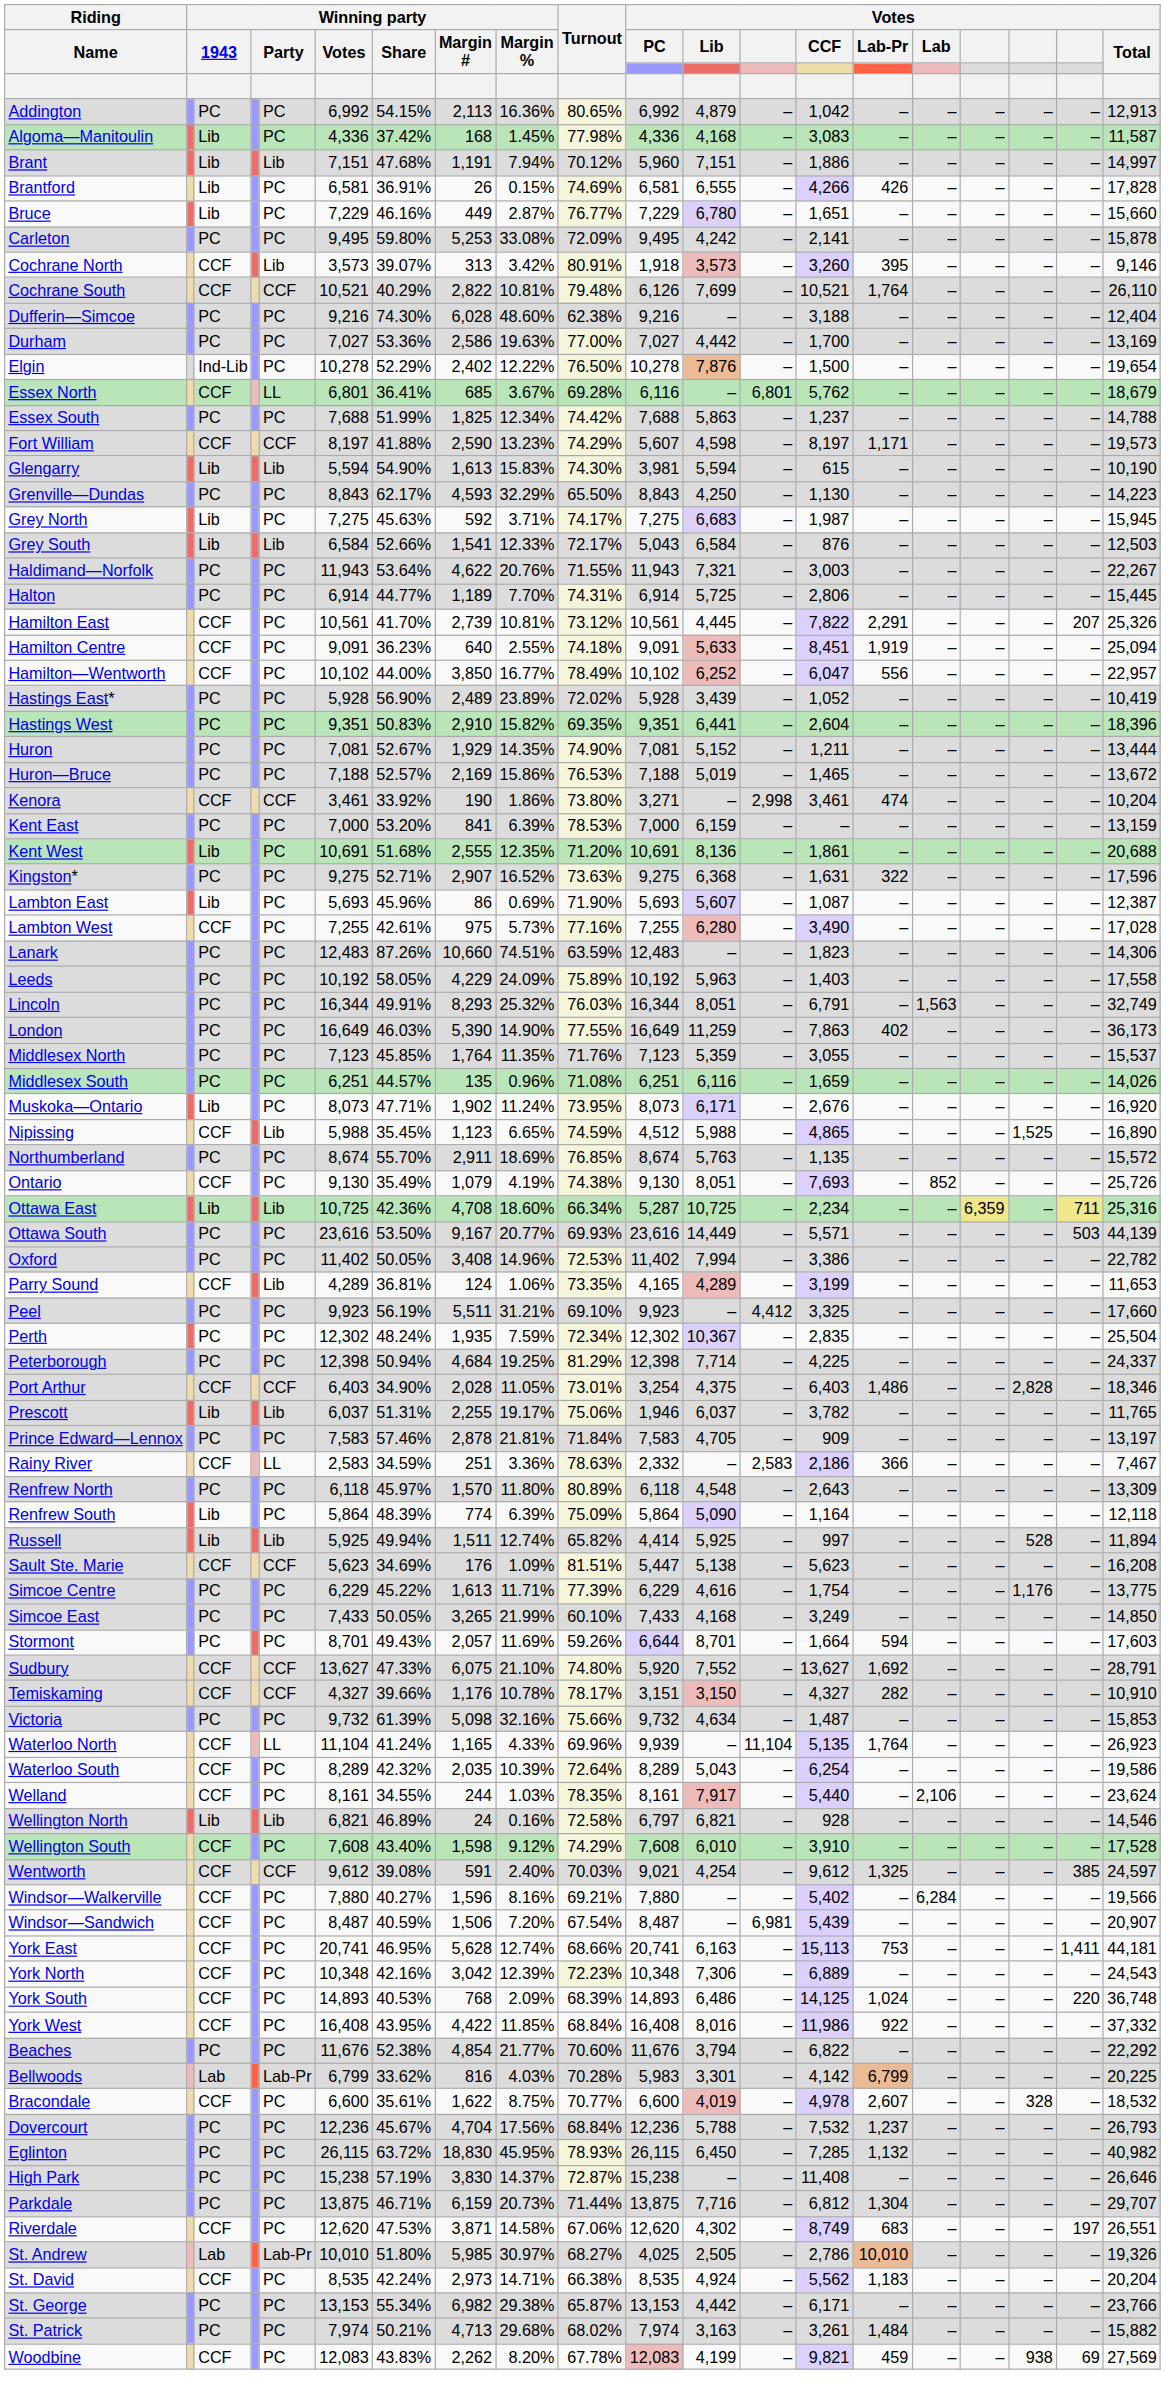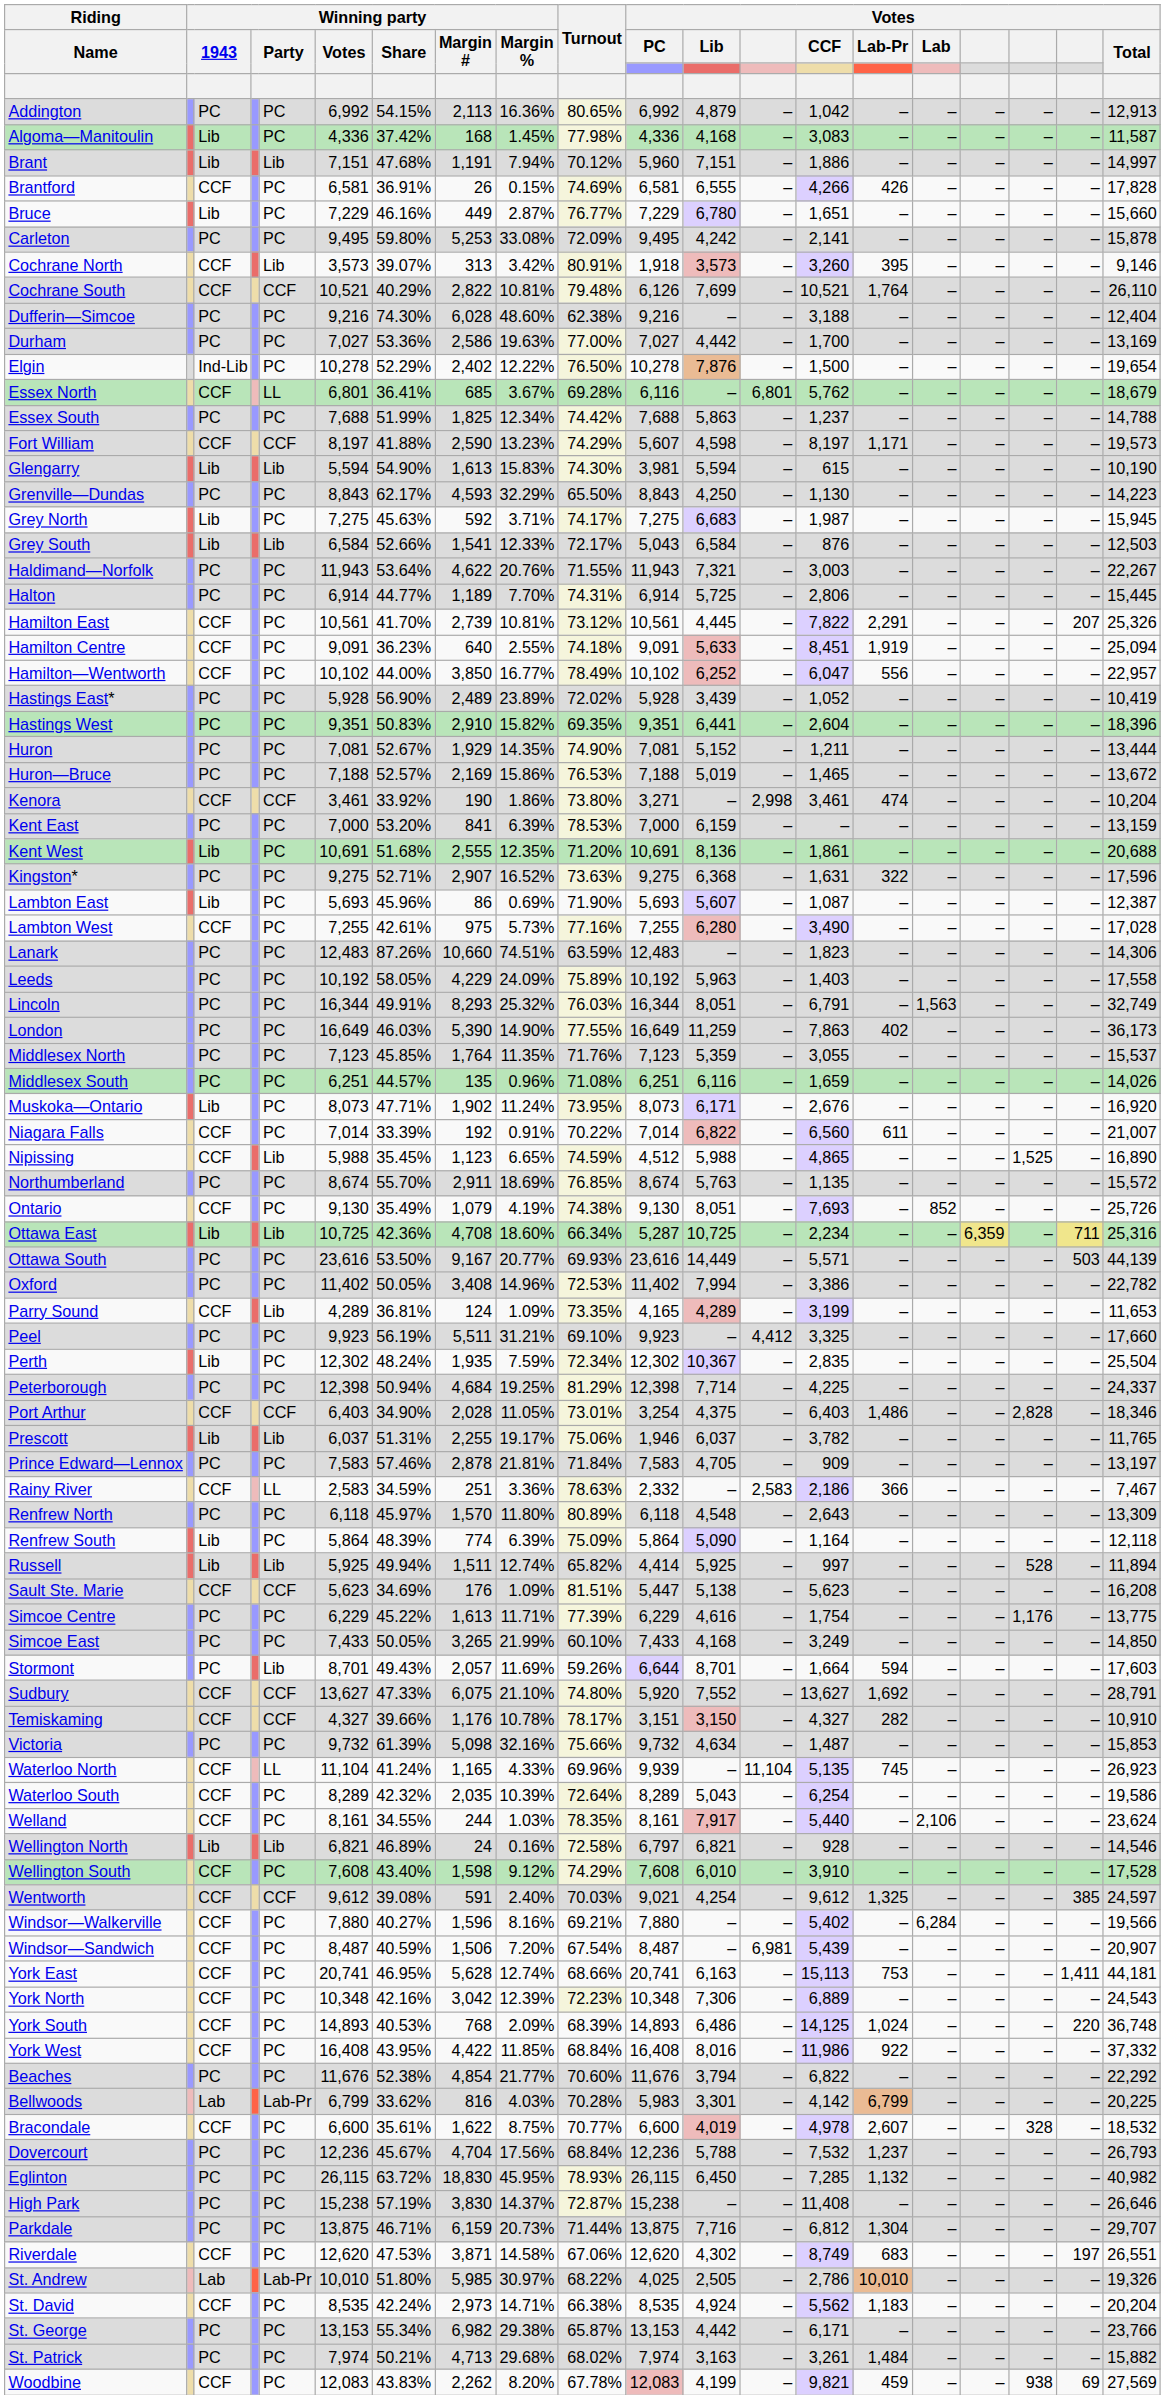(209, 188) Lib -> (215, 188) CCF
+ row: (56, 1132)
(532, 1285) 1.06% -> (532, 1310) 1.09%
(209, 1336) PC -> (209, 1361) Lib
(274, 1642) PC -> (274, 1667) Lib
(888, 1744) 1,764 -> (895, 1770) 745
(595, 2254) 68.27% -> (595, 2280) 68.22%
